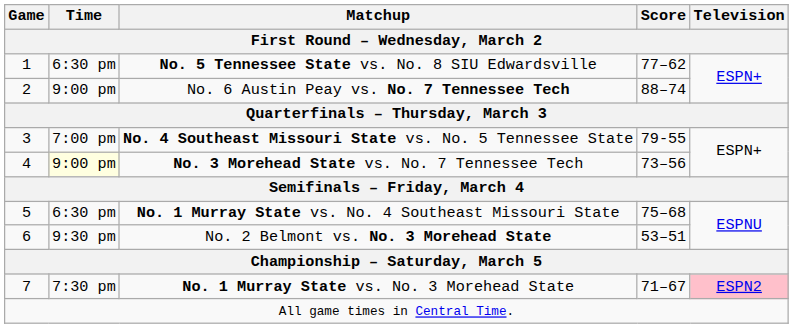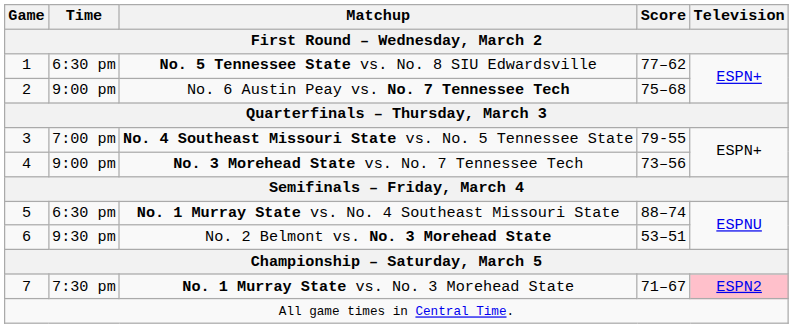(663, 91) 88–74 -> (663, 91) 75–68
(84, 164) lightyellow background -> (84, 164) no background
(663, 213) 75–68 -> (663, 213) 88–74
